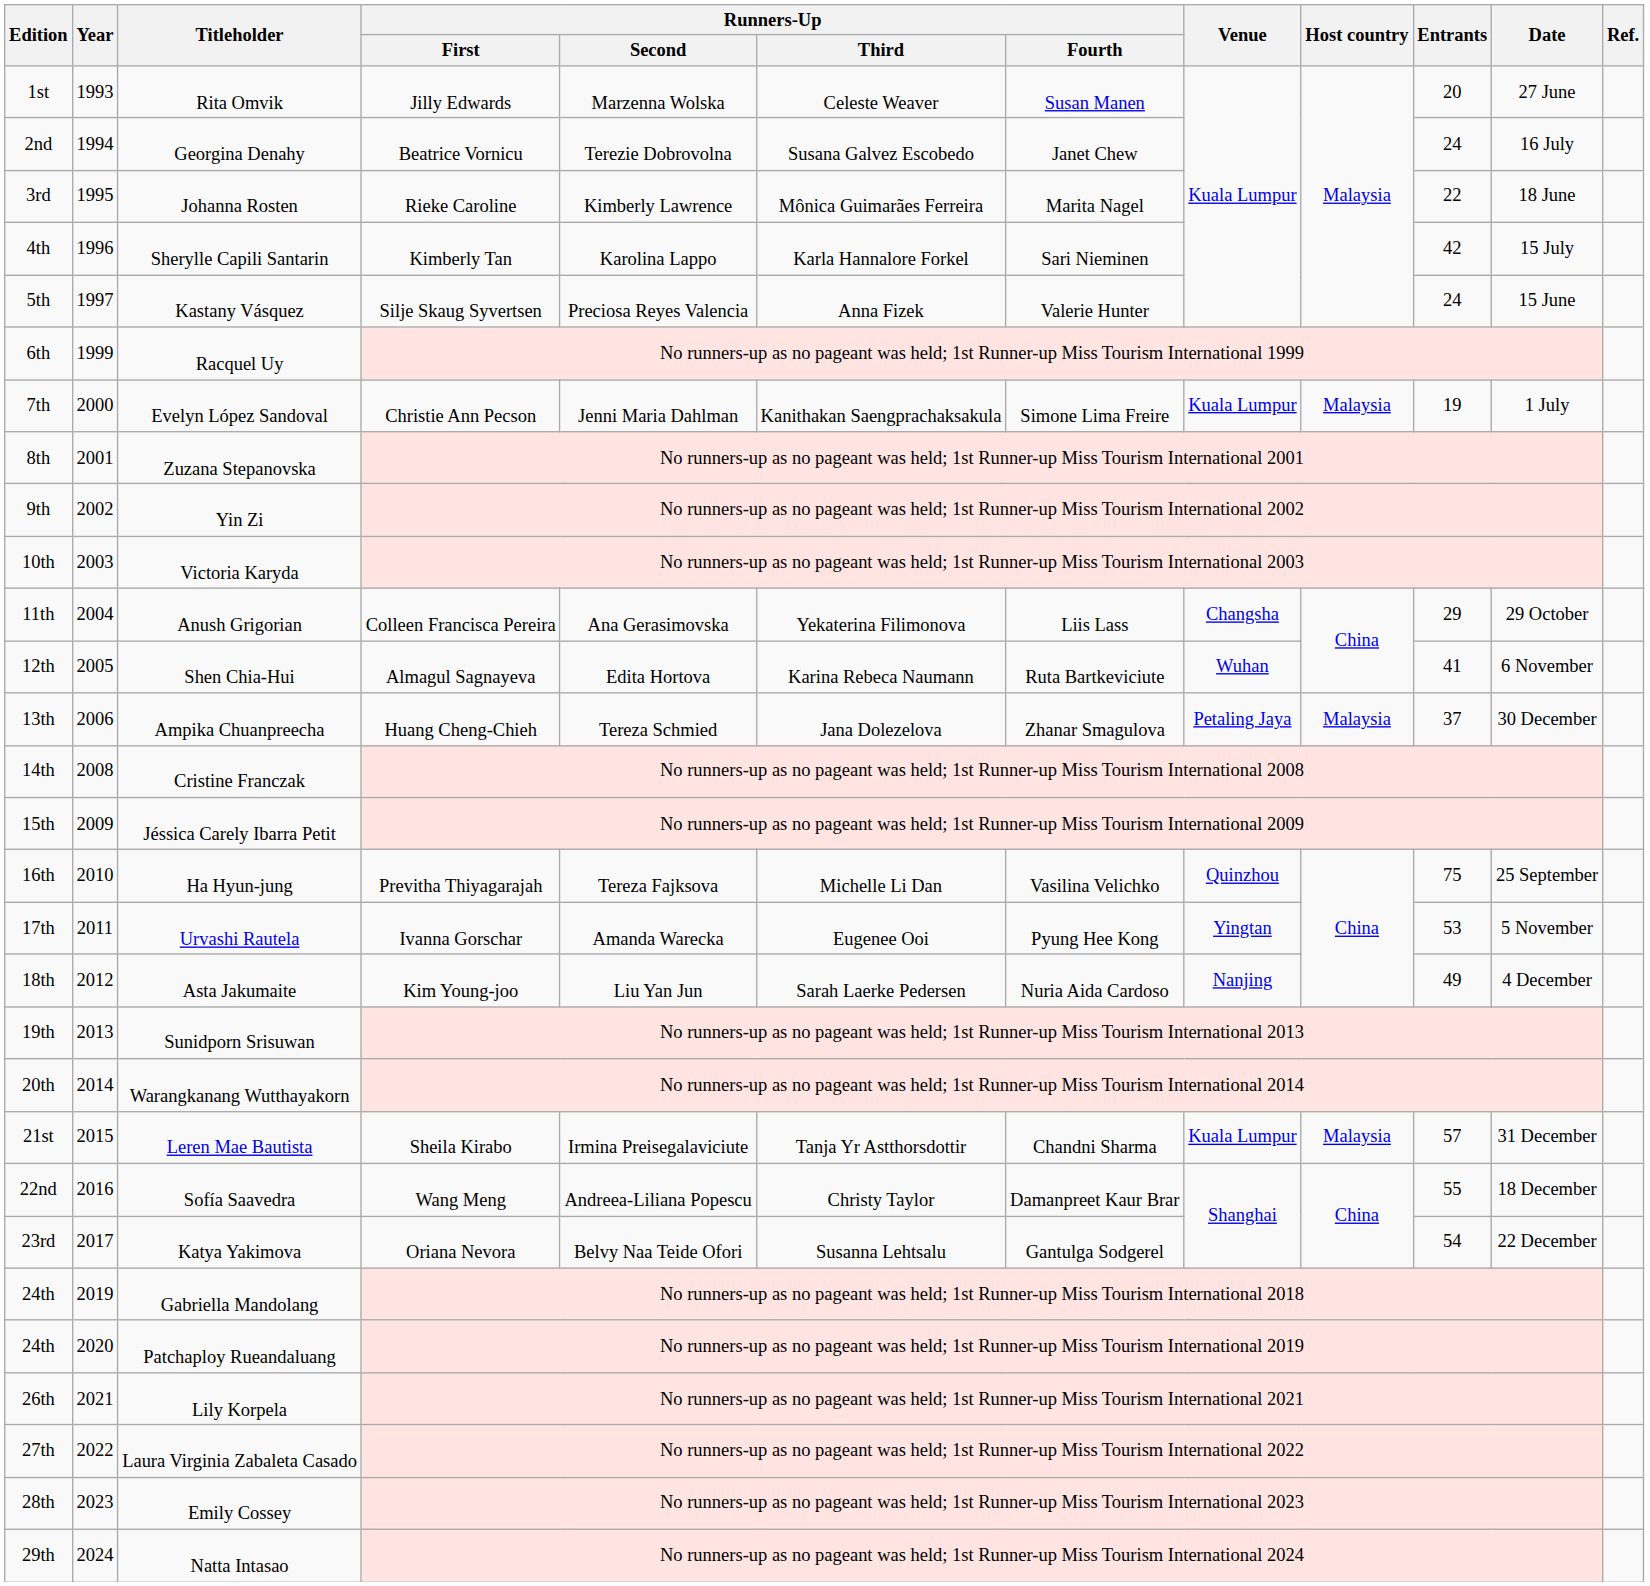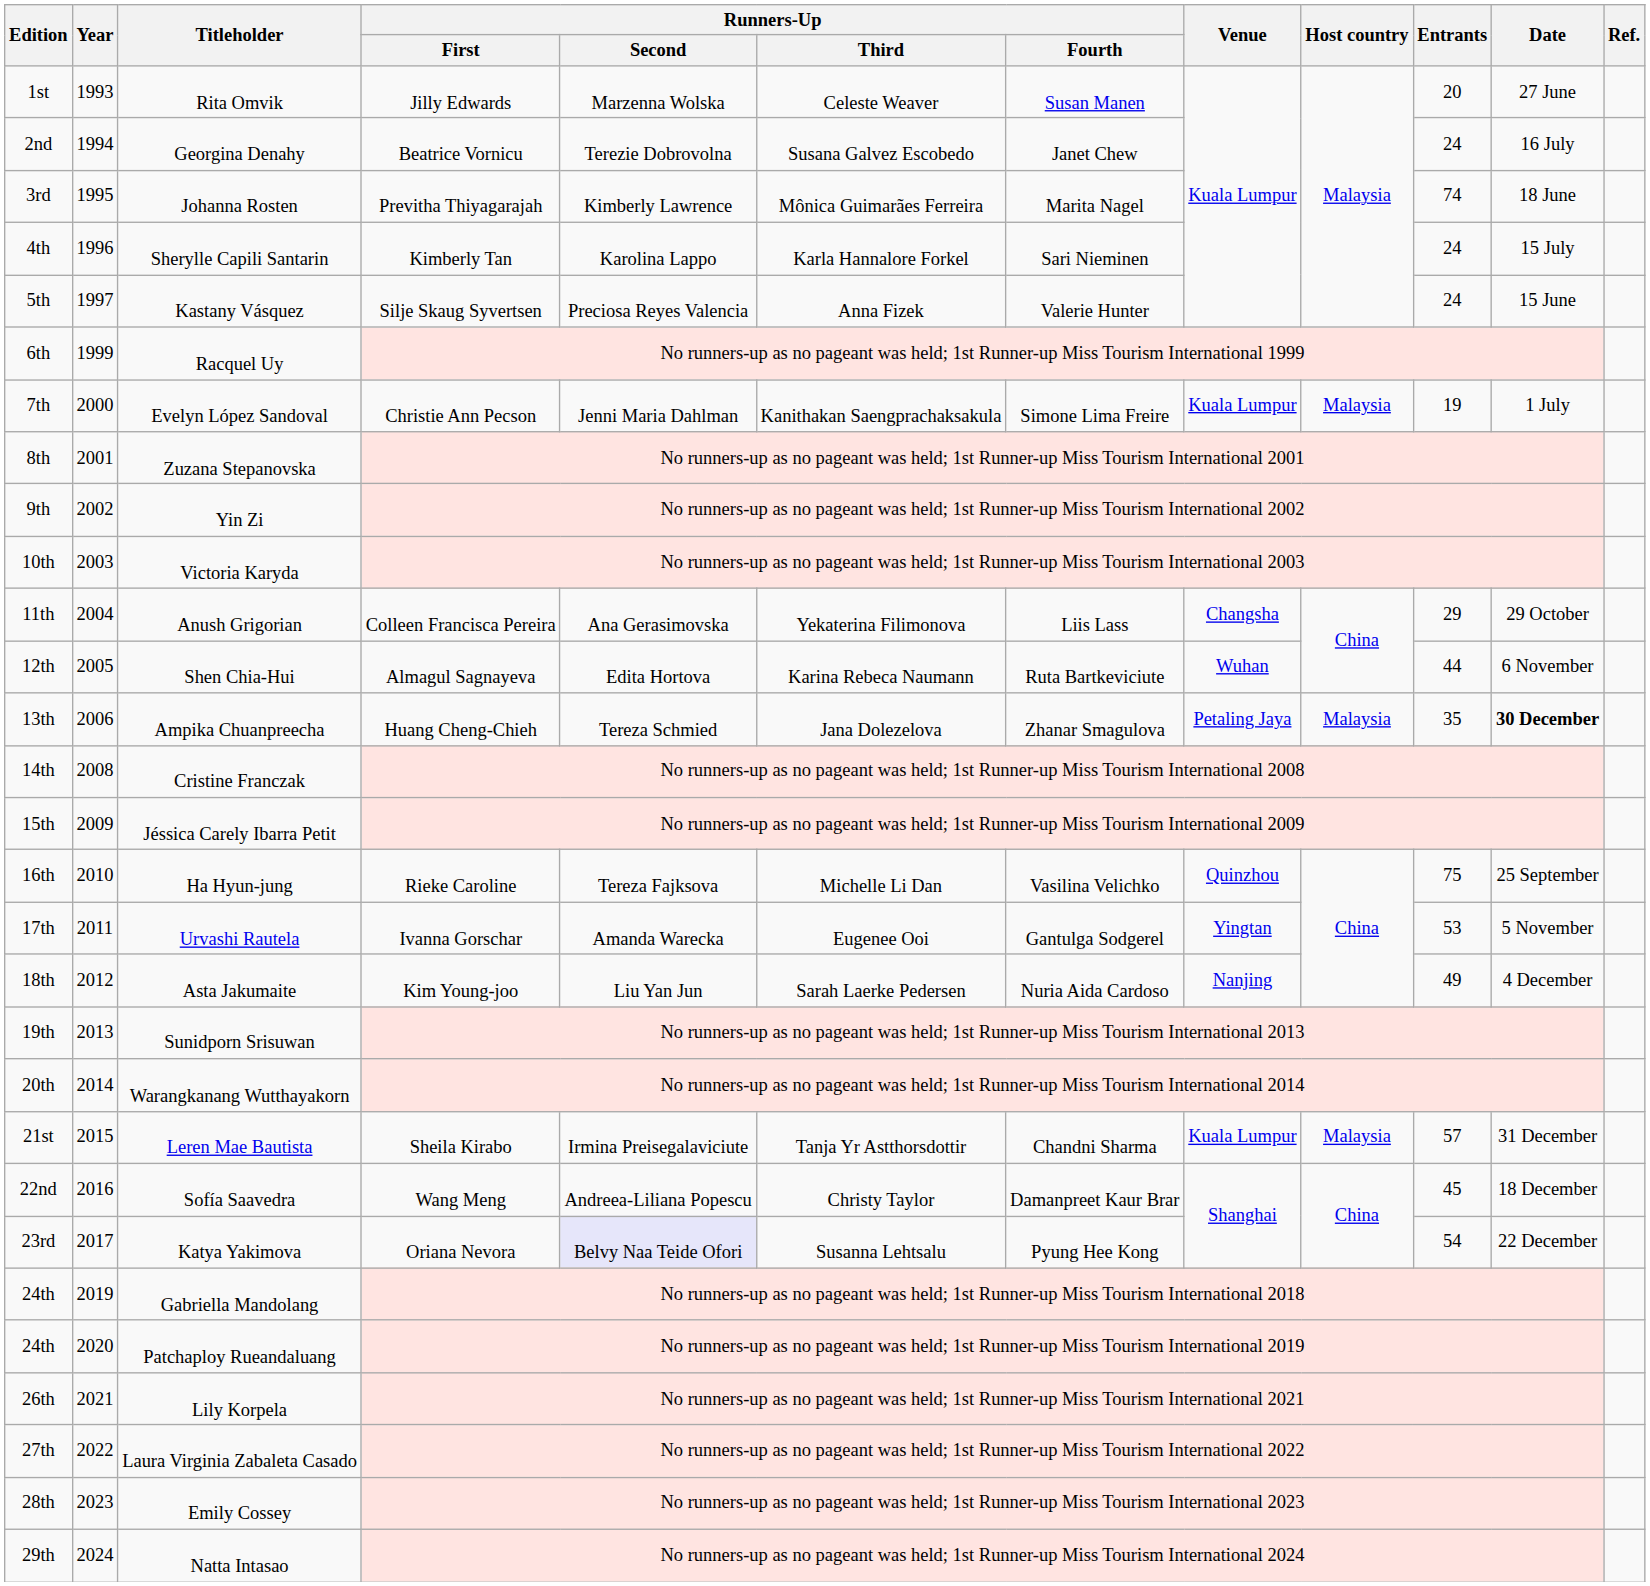(461, 206) Rieke Caroline -> (461, 206) Previtha Thiyagarajah
(1452, 195) 22 -> (1452, 195) 74
(1452, 248) 42 -> (1452, 248) 24
(1452, 666) 41 -> (1452, 666) 44
(1452, 718) 37 -> (1452, 718) 35
(1547, 718) normal -> (1548, 718) bold
(461, 886) Previtha Thiyagarajah -> (461, 886) Rieke Caroline
(1095, 938) Pyung Hee Kong -> (1095, 938) Gantulga Sodgerel
(1452, 1189) 55 -> (1452, 1189) 45
(658, 1252) no background -> (658, 1252) lavender background
(1095, 1252) Gantulga Sodgerel -> (1095, 1252) Pyung Hee Kong
